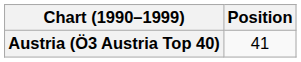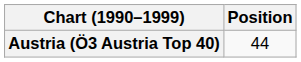(260, 43) 41 -> (260, 43) 44
